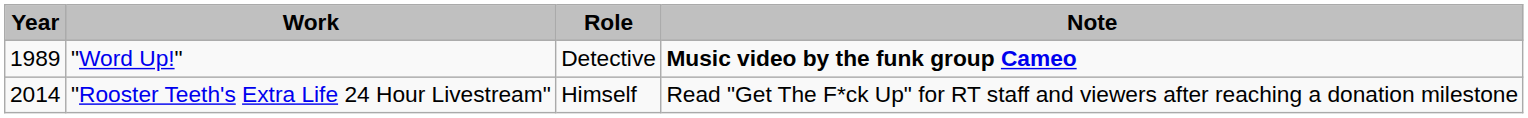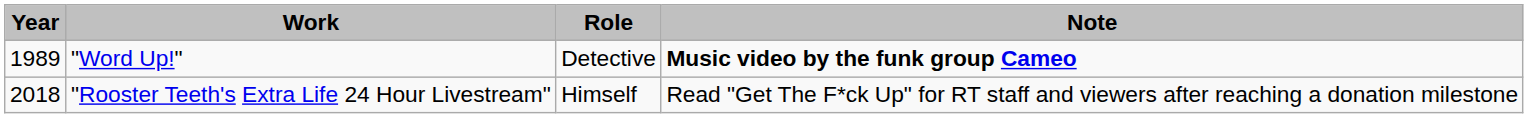(35, 94) 2014 -> (35, 94) 2018
